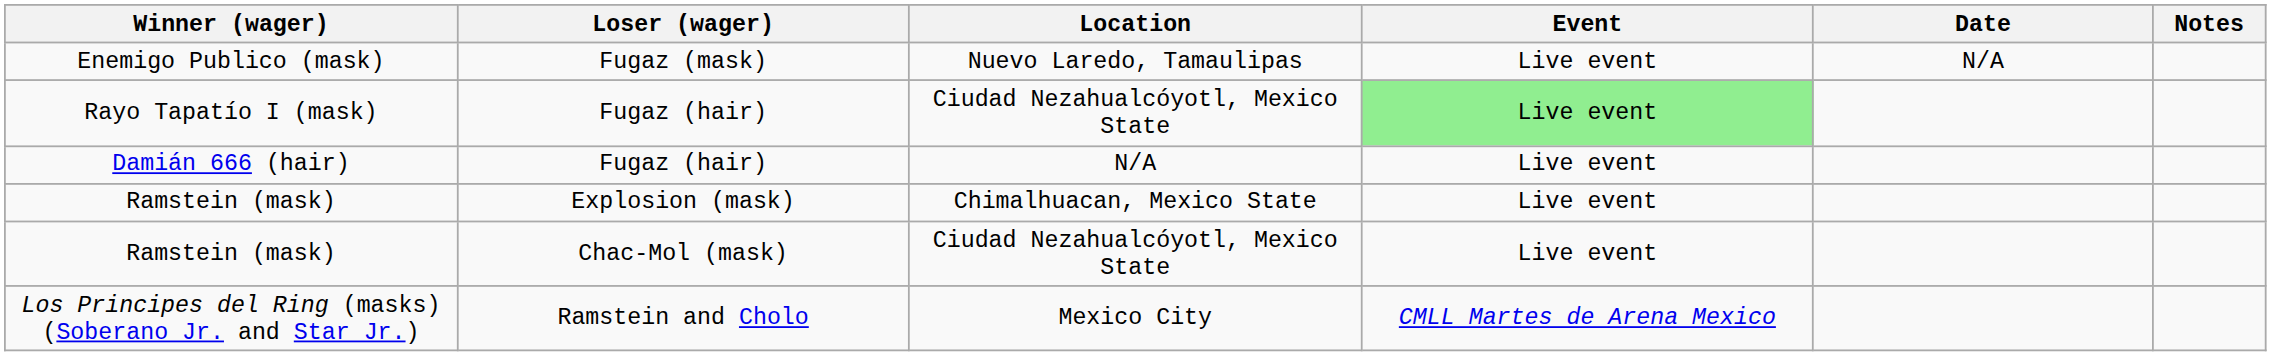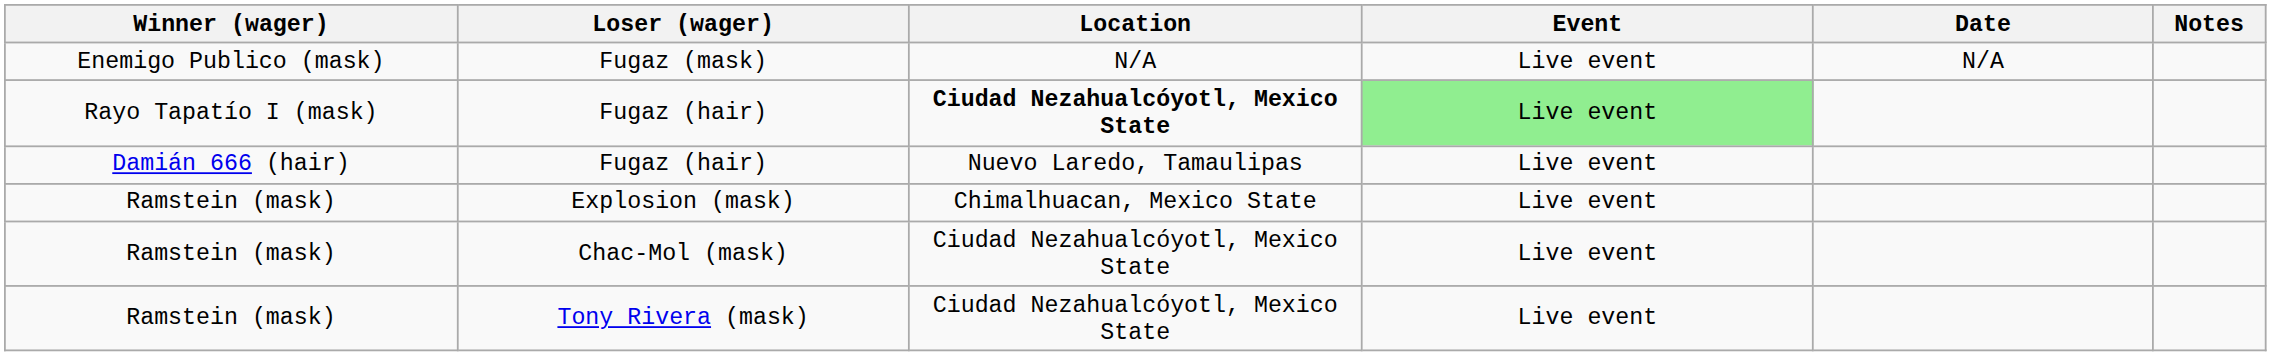(1135, 62) Nuevo Laredo, Tamaulipas -> (1135, 62) N/A
(1135, 113) normal -> (1135, 113) bold
(1135, 164) N/A -> (1135, 164) Nuevo Laredo, Tamaulipas
+ row: (231, 319)
- row: (231, 319)
